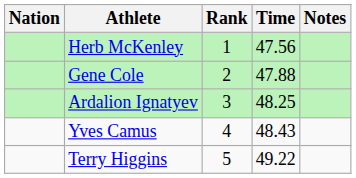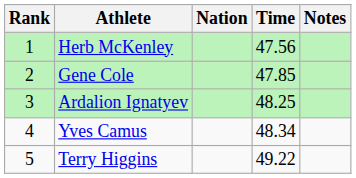columns swapped: (227, 18) <-> (34, 18)
(276, 74) 47.88 -> (276, 74) 47.85
(276, 131) 48.43 -> (276, 131) 48.34
